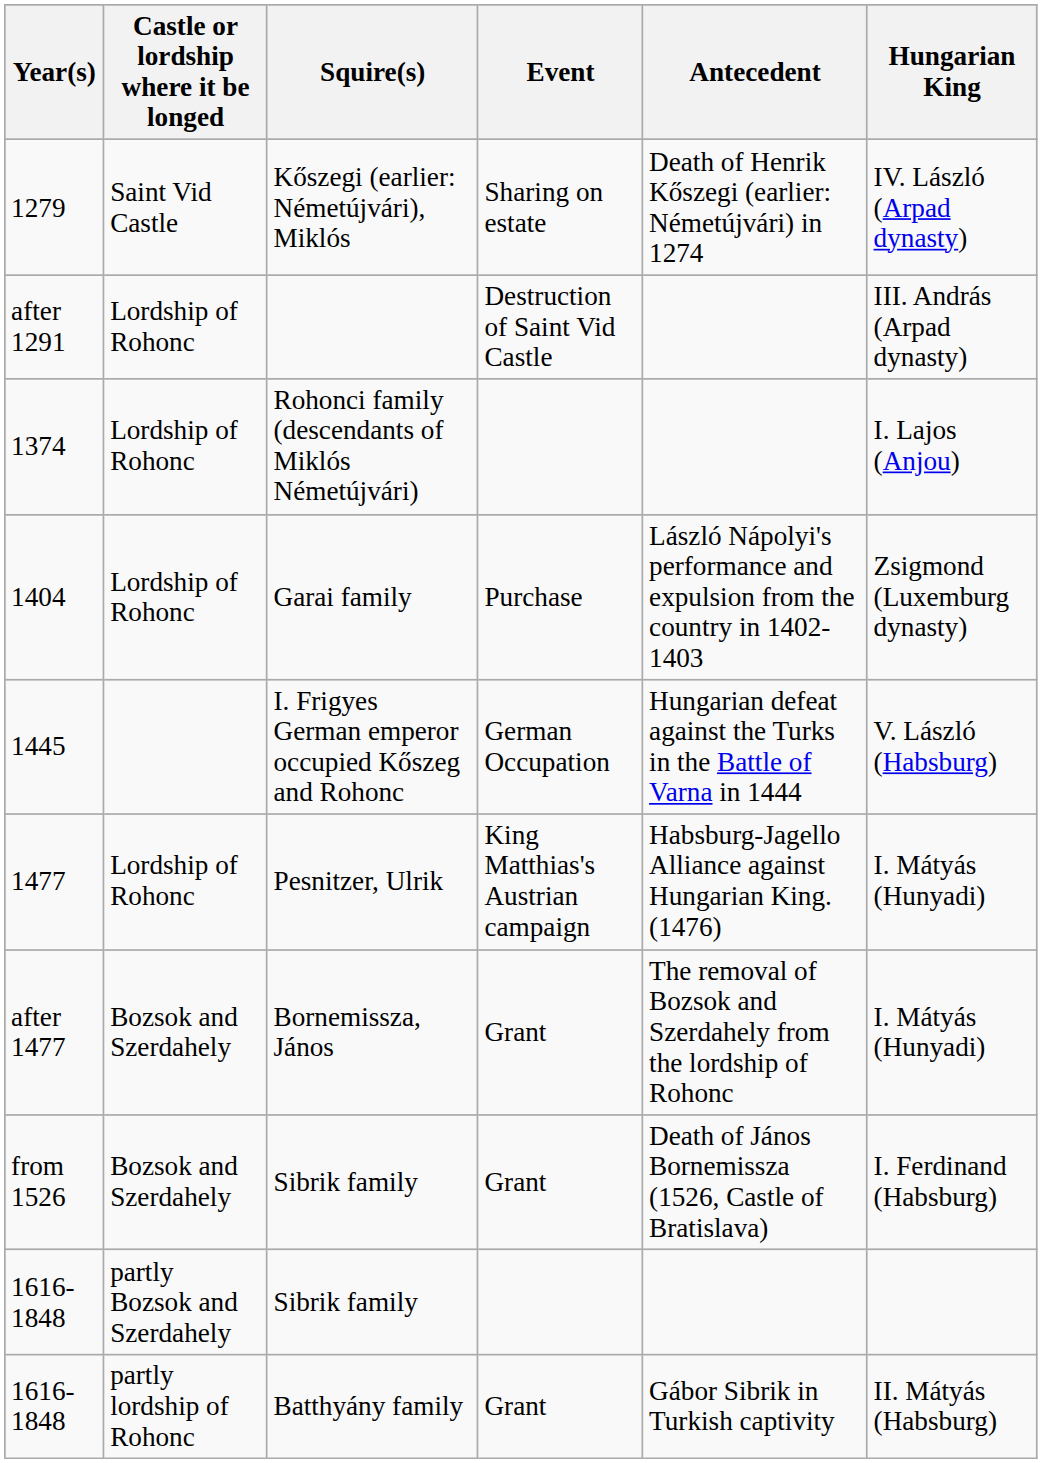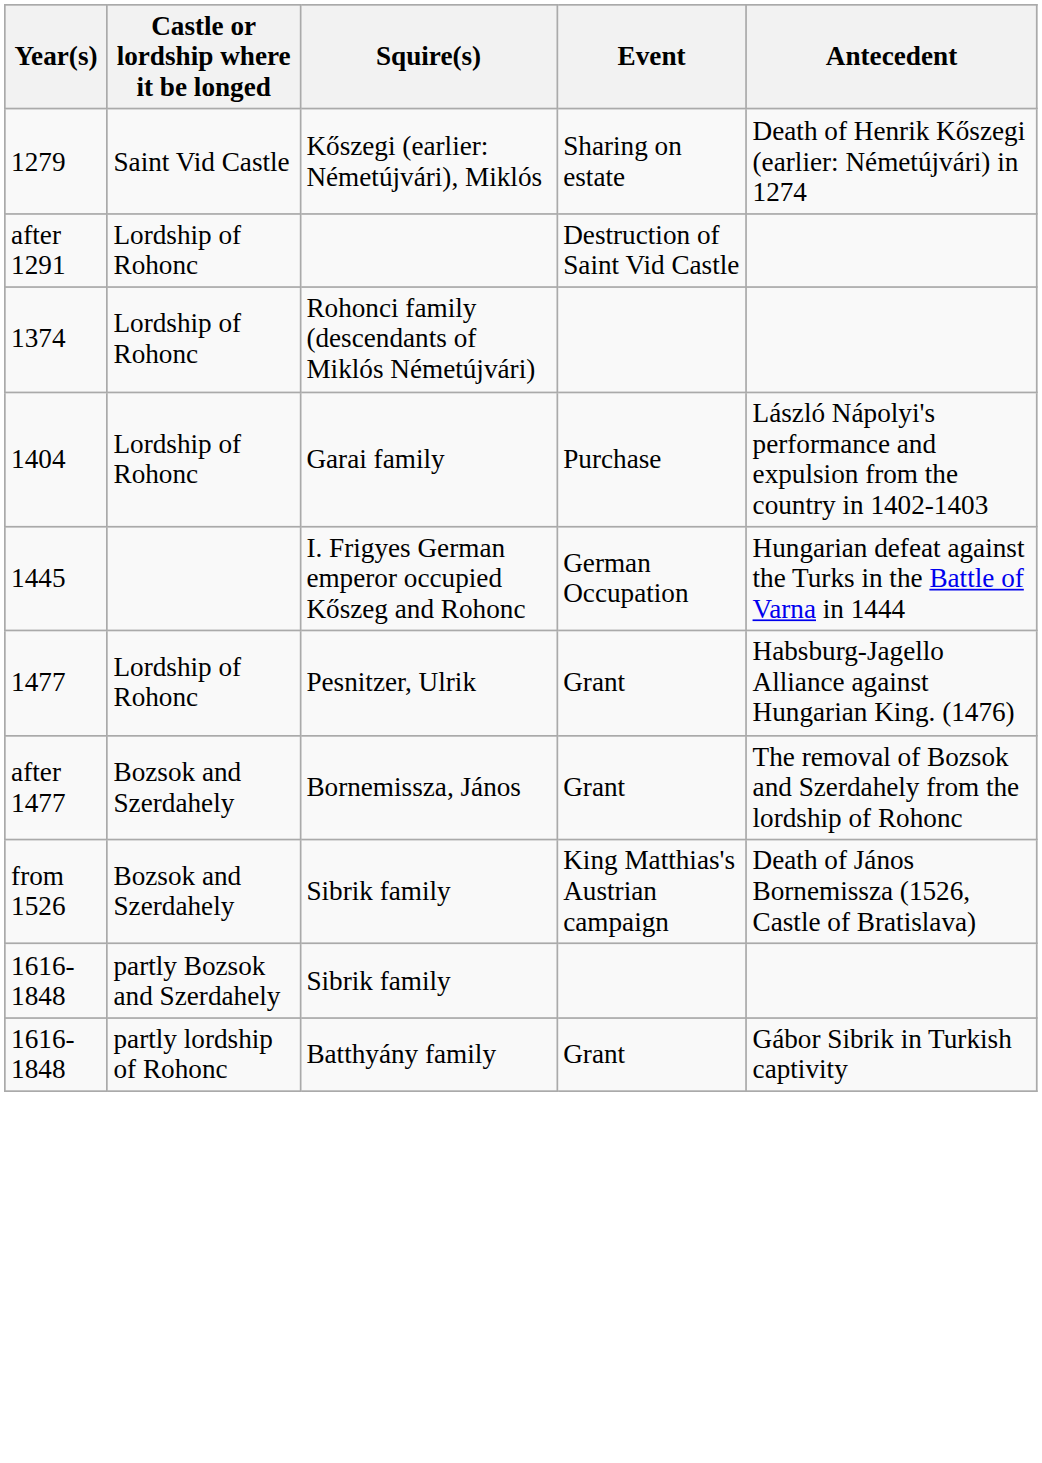- column: (952, 71)
(540, 881) King Matthias's Austrian campaign -> (594, 682) Grant
(515, 1182) Grant -> (649, 891) King Matthias's Austrian campaign
